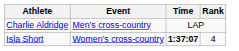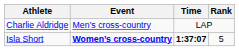(118, 39) normal -> (122, 39) bold
(213, 39) 4 -> (221, 39) 5
